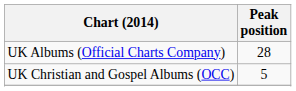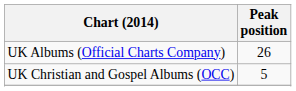(264, 52) 28 -> (264, 52) 26
